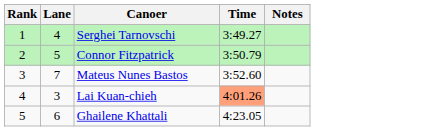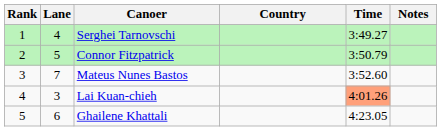+ column: (283, 14)
